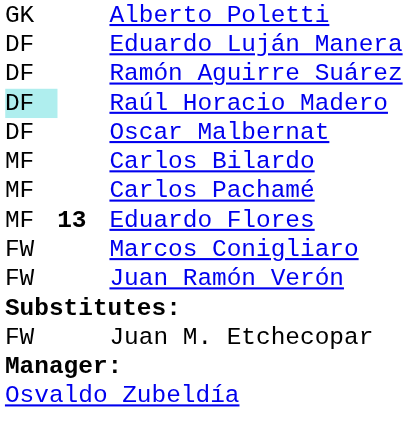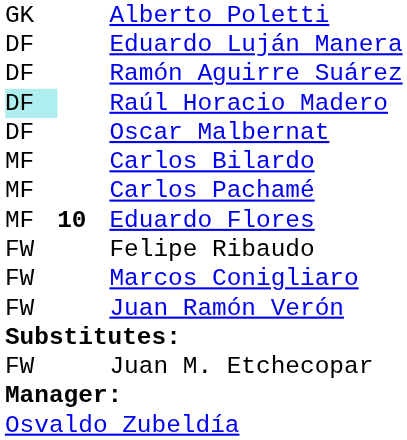(72, 220) 13 -> (72, 220) 10
+ row: (212, 250)
